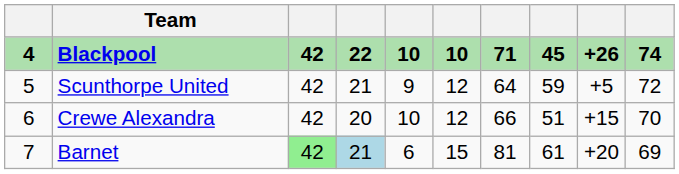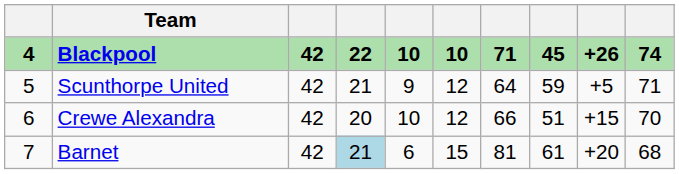(650, 86) 72 -> (650, 86) 71
(312, 151) lightgreen background -> (312, 151) no background
(650, 151) 69 -> (650, 151) 68
